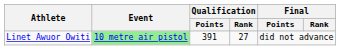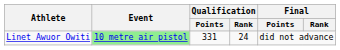(210, 38) 391 -> (210, 38) 331
(244, 38) 27 -> (244, 38) 24
